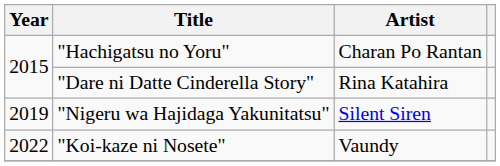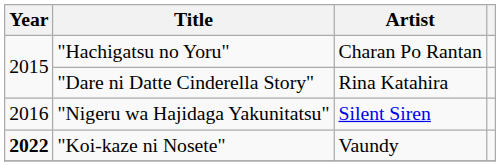(29, 113) 2019 -> (29, 113) 2016
(29, 144) normal -> (29, 144) bold
